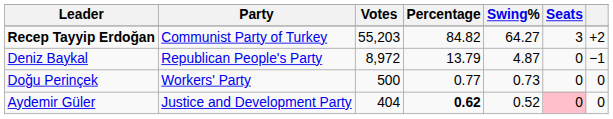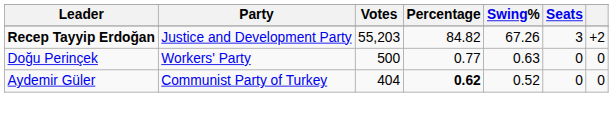(244, 37) Communist Party of Turkey -> (256, 37) Justice and Development Party
(523, 37) 64.27 -> (523, 37) 67.26
- row: (48, 59)
(526, 80) 0.73 -> (526, 59) 0.63
(256, 102) Justice and Development Party -> (244, 80) Communist Party of Turkey
(579, 102) pink background -> (579, 80) no background
